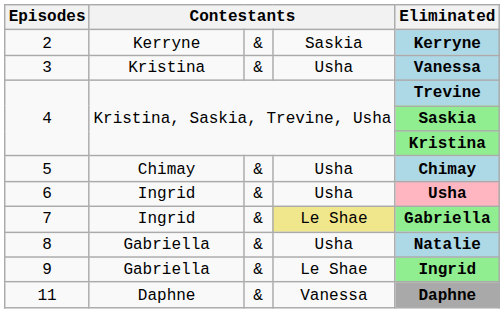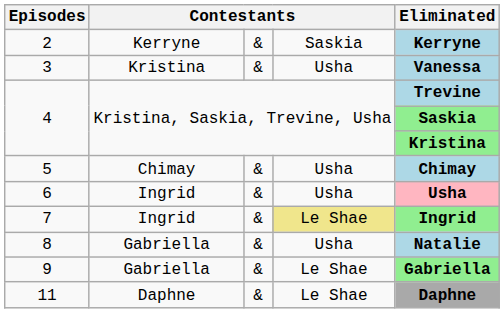(447, 219) Gabriella -> (447, 219) Ingrid
(447, 270) Ingrid -> (447, 270) Gabriella
(334, 295) Vanessa -> (334, 295) Le Shae
